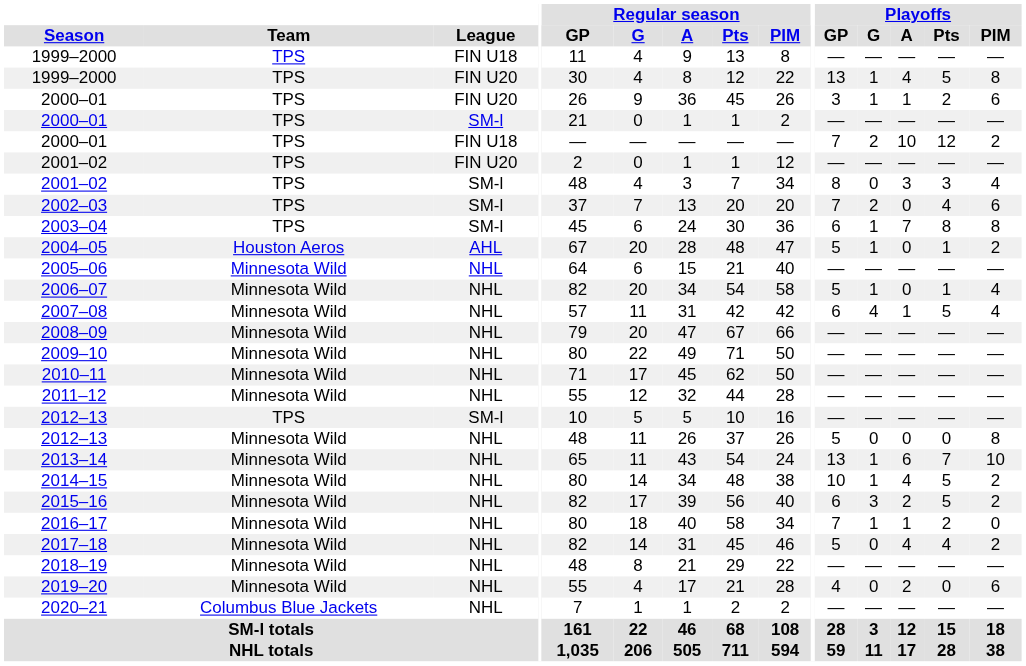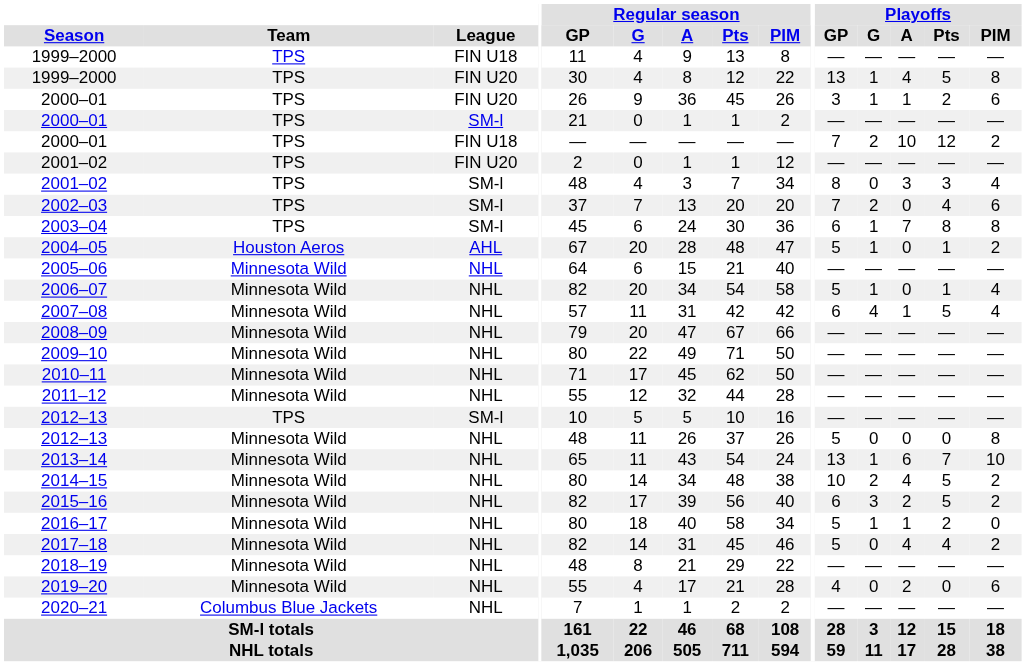(874, 480) 1 -> (874, 480) 2
(836, 523) 7 -> (836, 523) 5
